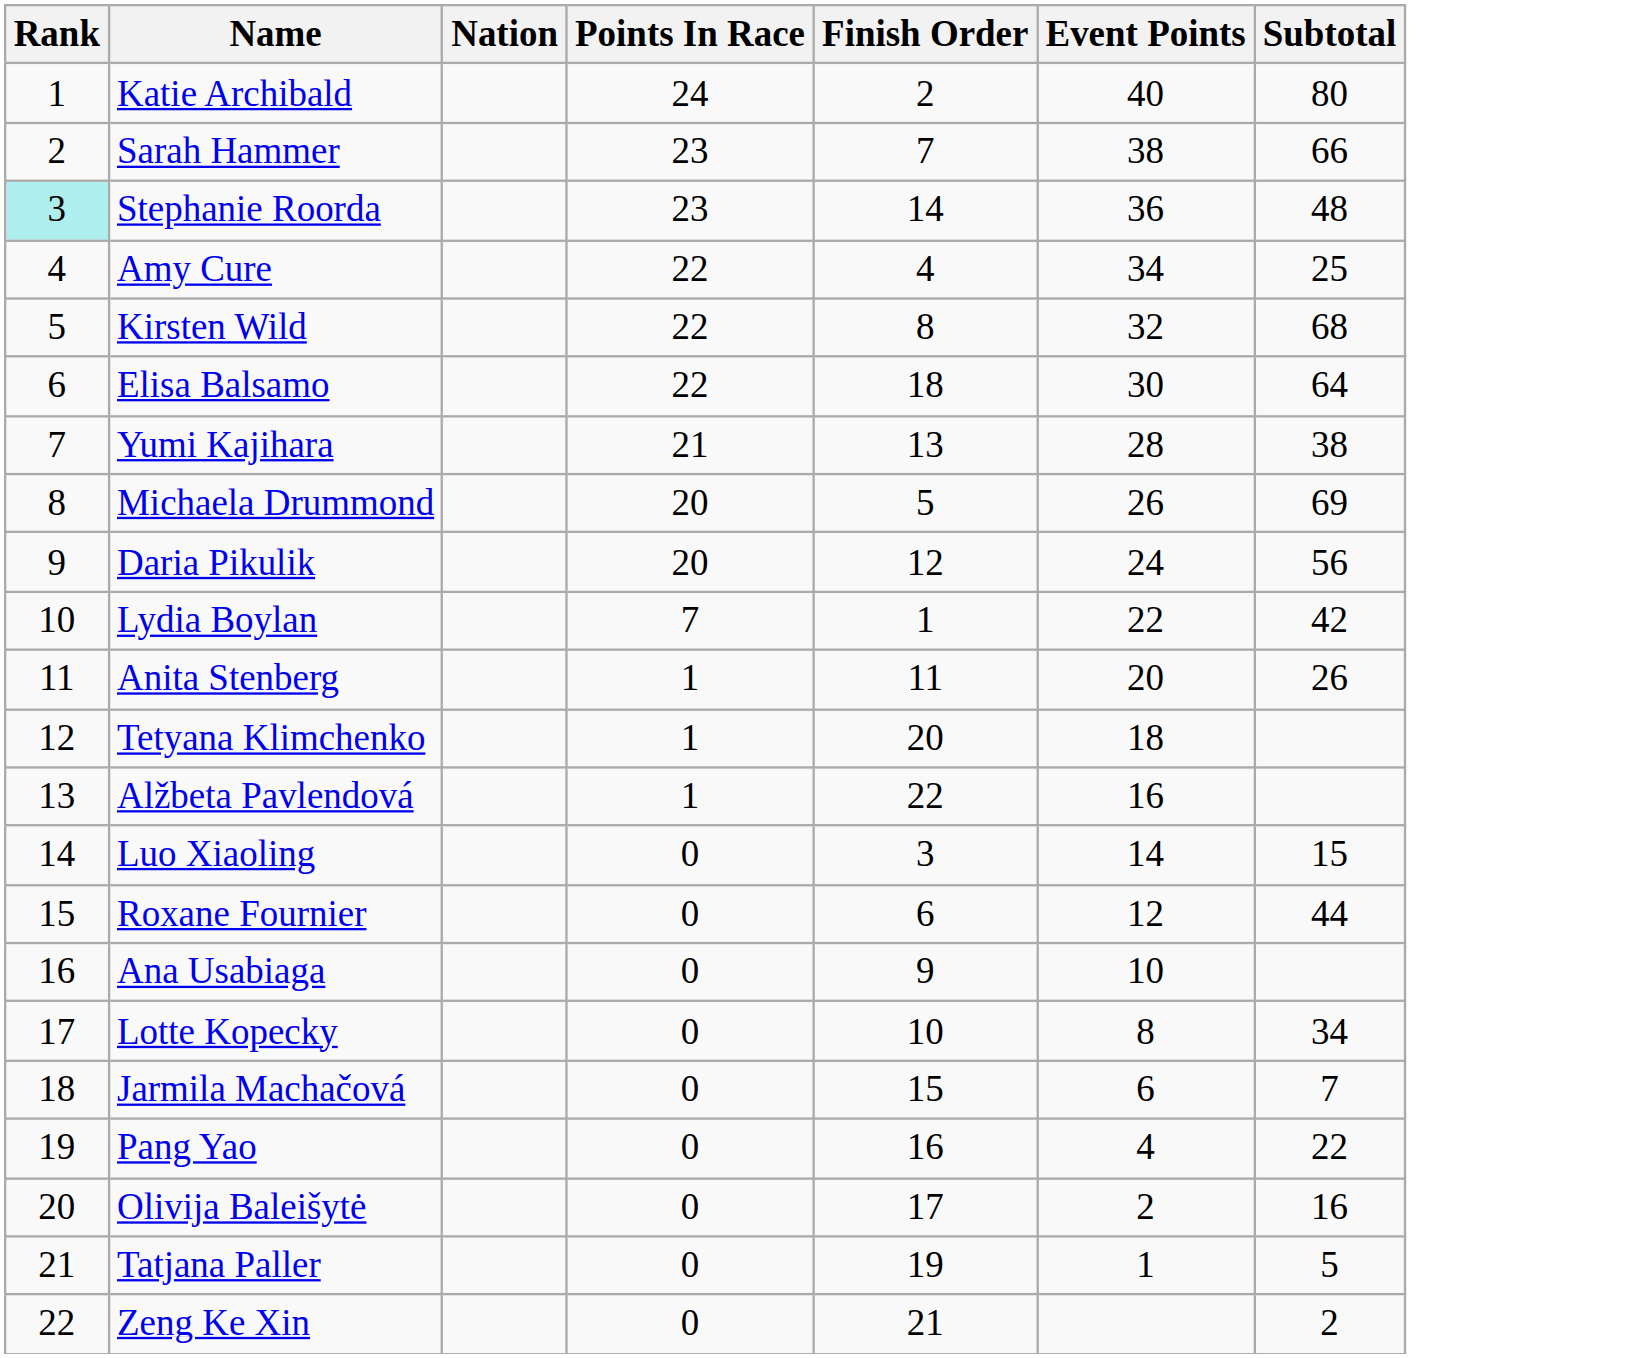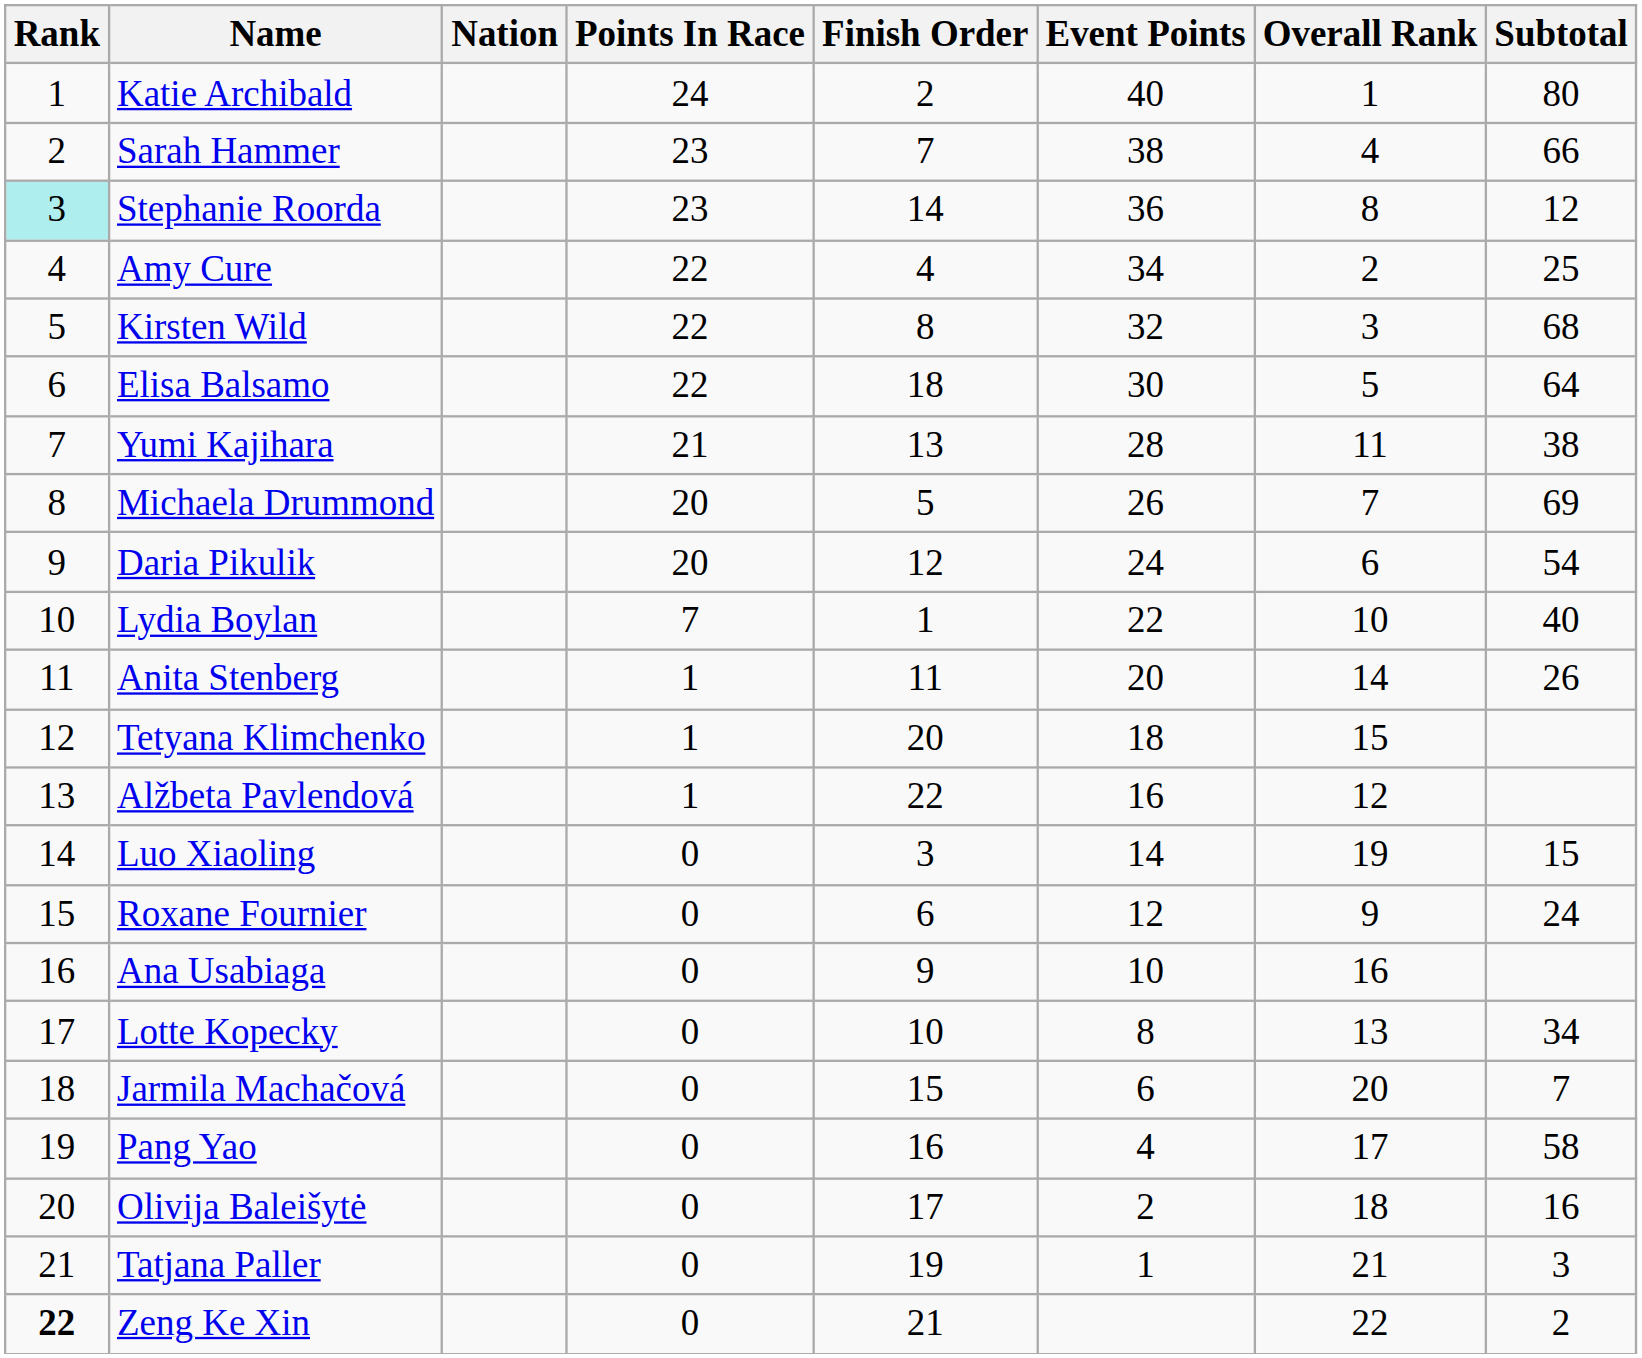+ column: (1370, 33)
(1329, 209) 48 -> (1561, 209) 12
(1329, 561) 56 -> (1561, 561) 54
(1329, 619) 42 -> (1561, 619) 40
(1329, 913) 44 -> (1561, 913) 24
(1329, 1147) 22 -> (1561, 1147) 58
(1329, 1264) 5 -> (1561, 1264) 3
(57, 1323) normal -> (57, 1323) bold
